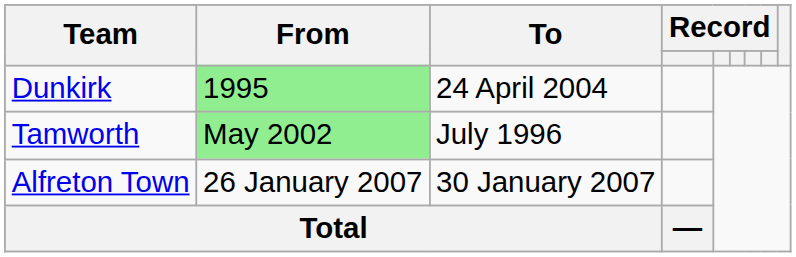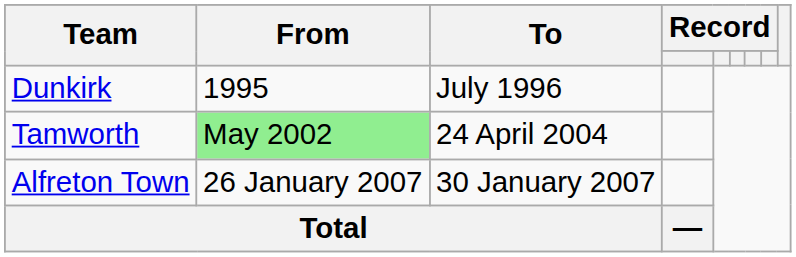(236, 88) lightgreen background -> (236, 88) no background
(522, 88) 24 April 2004 -> (499, 88) July 1996
(499, 134) July 1996 -> (522, 134) 24 April 2004
